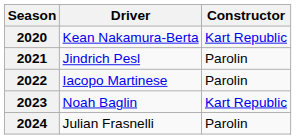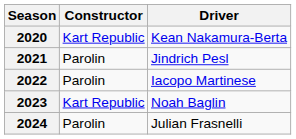columns swapped: (131, 15) <-> (246, 15)
